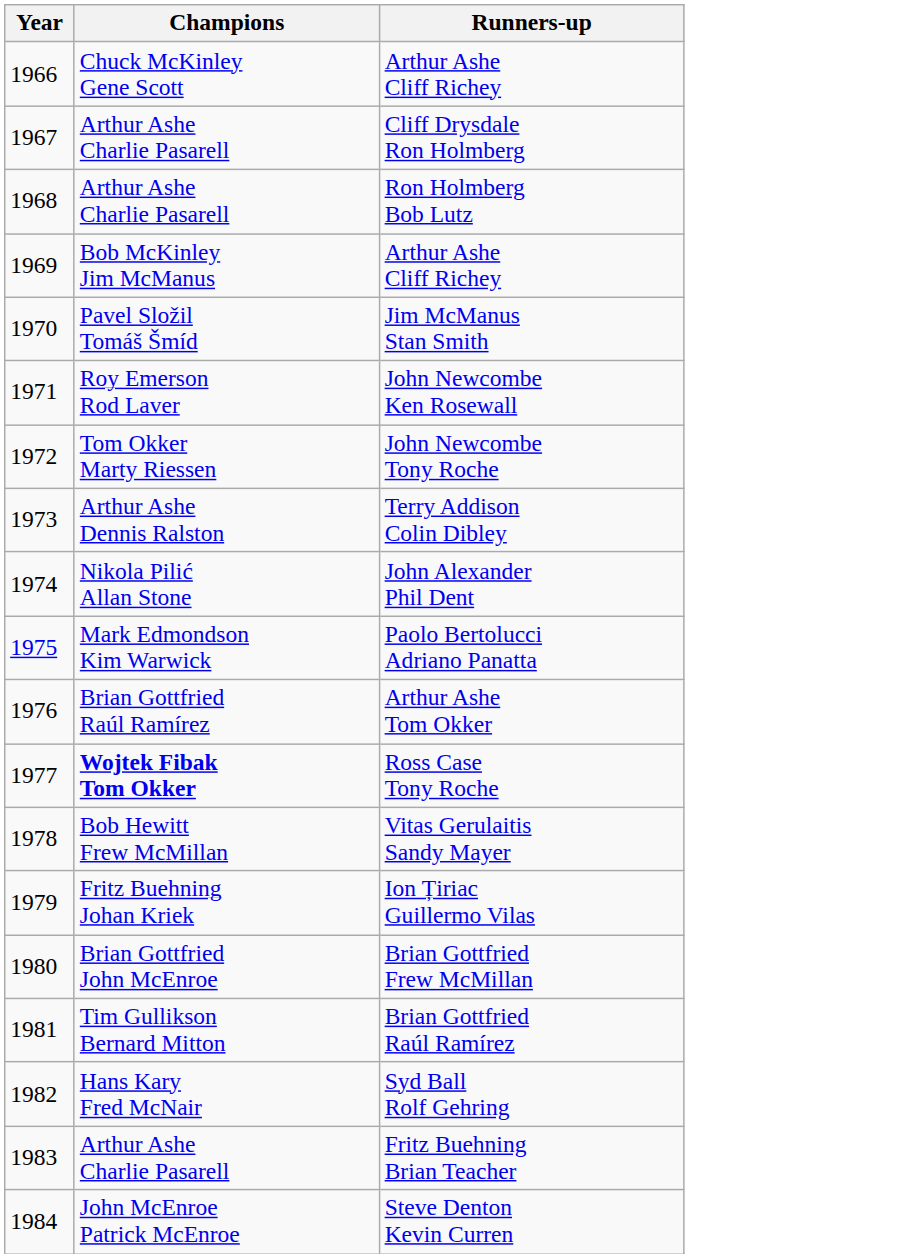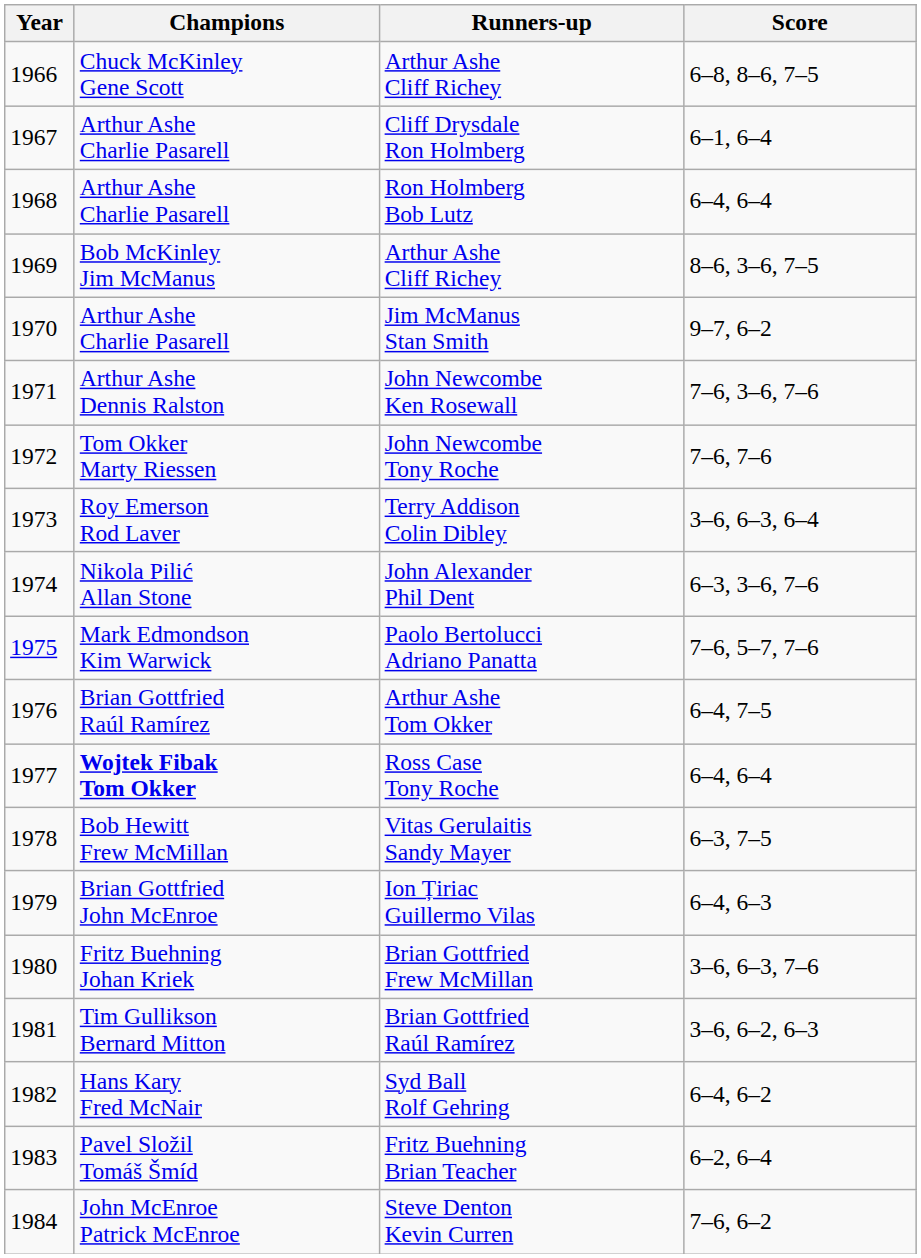+ column: (800, 23)
(139, 328) Pavel Složil Tomáš Šmíd -> (155, 328) Arthur Ashe Charlie Pasarell
(144, 392) Roy Emerson Rod Laver -> (152, 392) Arthur Ashe Dennis Ralston
(152, 520) Arthur Ashe Dennis Ralston -> (144, 520) Roy Emerson Rod Laver
(151, 902) Fritz Buehning Johan Kriek -> (152, 902) Brian Gottfried John McEnroe
(152, 966) Brian Gottfried John McEnroe -> (151, 966) Fritz Buehning Johan Kriek
(155, 1157) Arthur Ashe Charlie Pasarell -> (139, 1157) Pavel Složil Tomáš Šmíd
